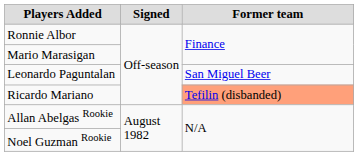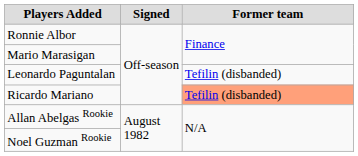(228, 74) San Miguel Beer -> (233, 74) Tefilin (disbanded)
